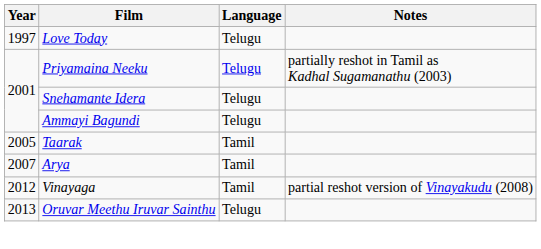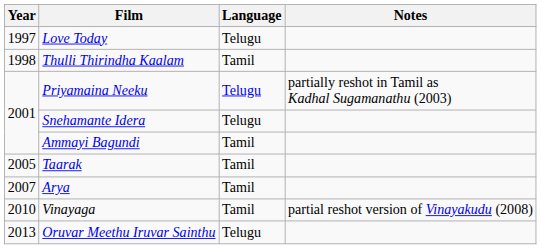+ row: (113, 60)
(242, 120) Telugu -> (238, 143) Tamil
(22, 187) 2012 -> (22, 210) 2010
